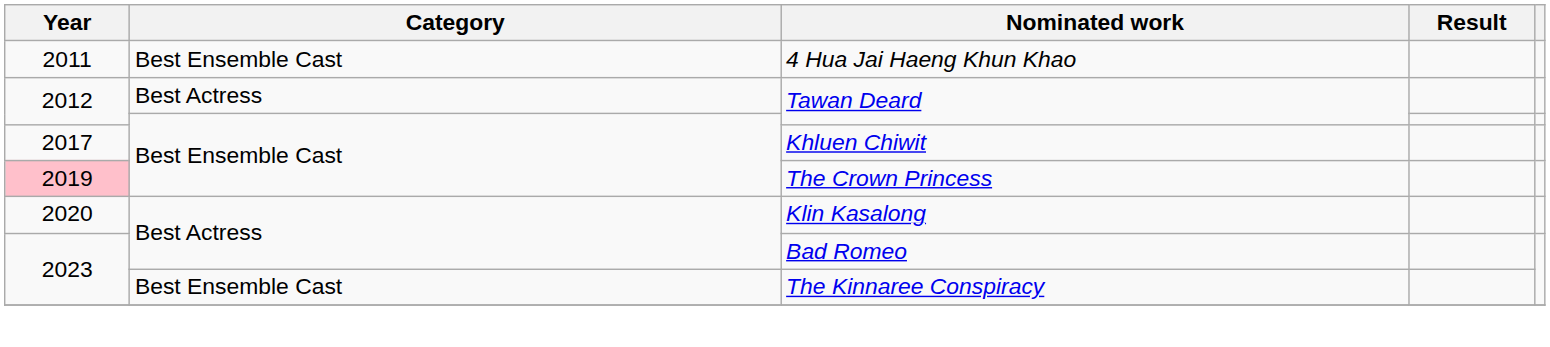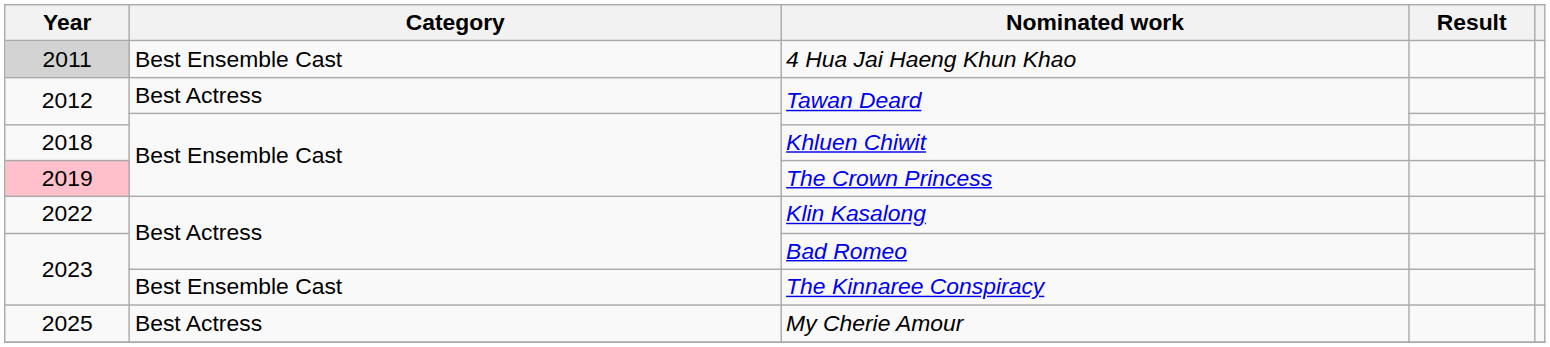(67, 58) no background -> (67, 58) lightgrey background
(67, 142) 2017 -> (67, 142) 2018
(67, 214) 2020 -> (67, 214) 2022
+ row: (199, 323)
